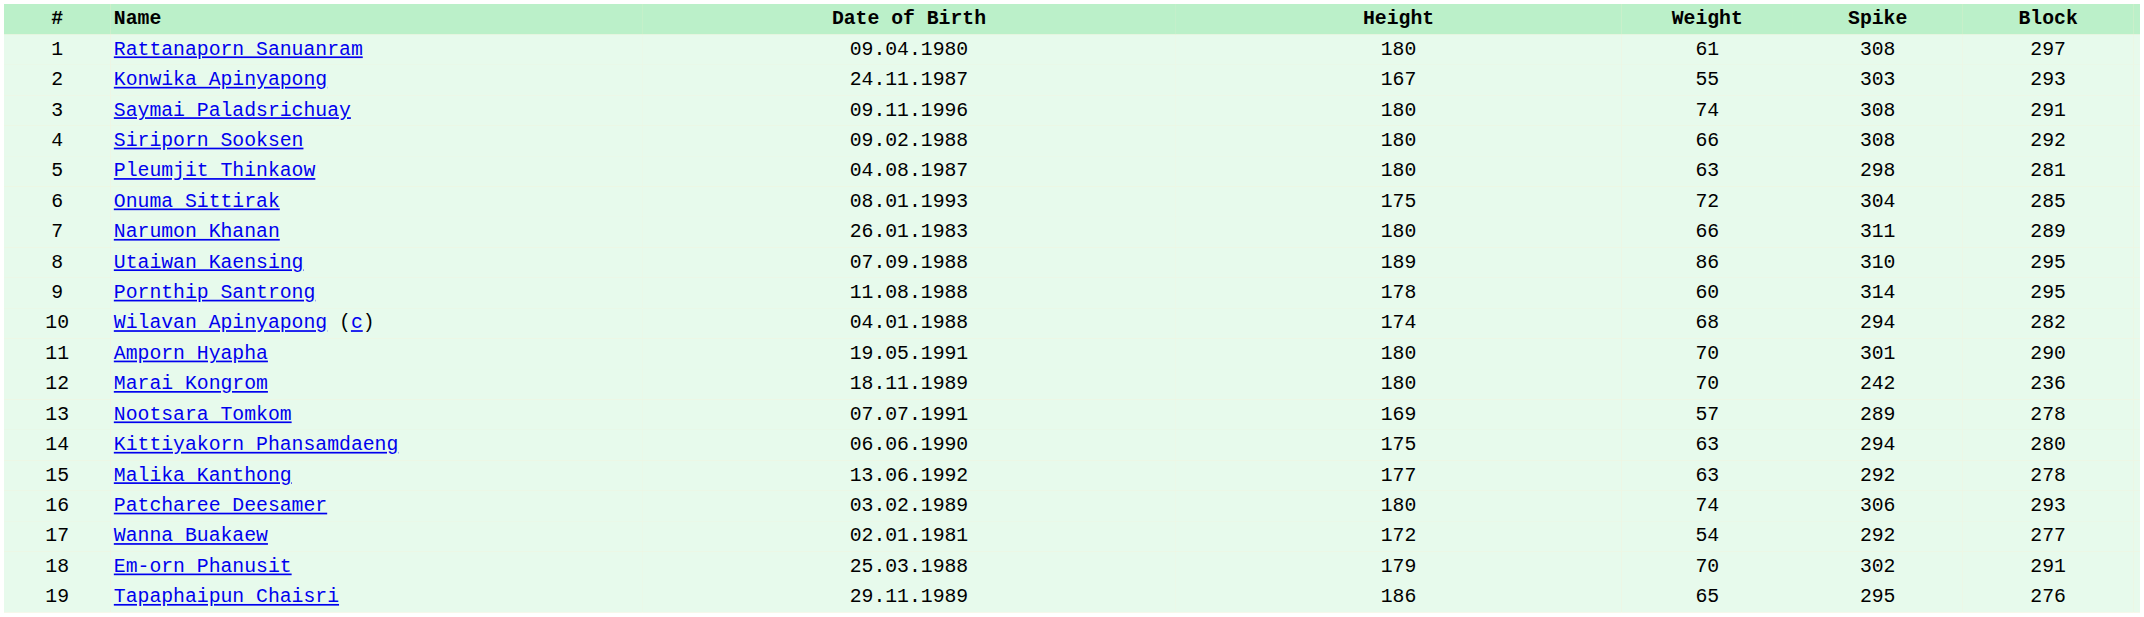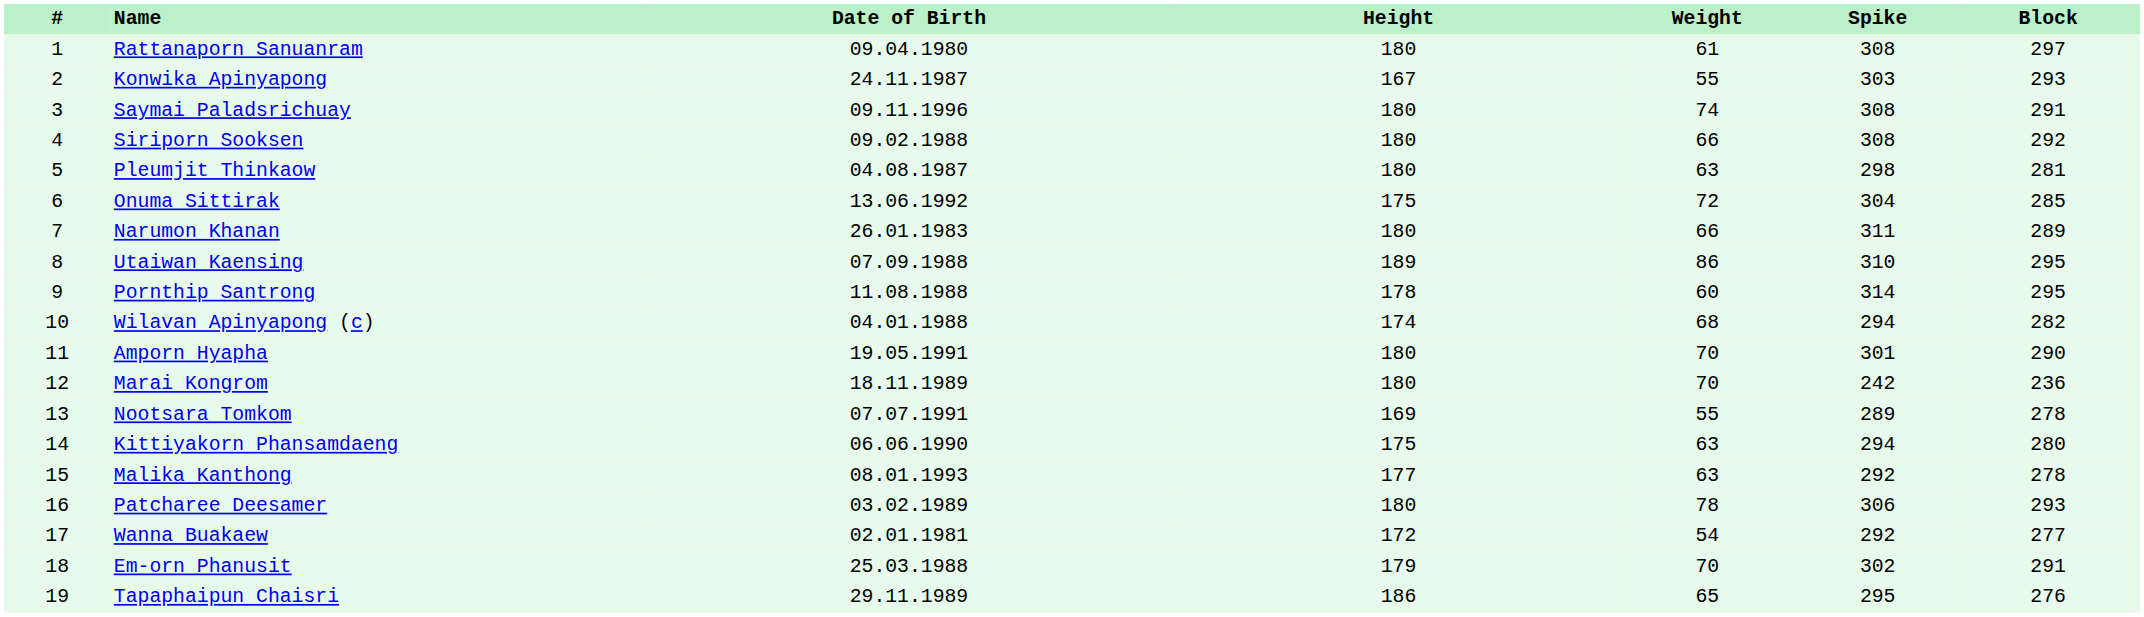(909, 202) 08.01.1993 -> (909, 202) 13.06.1992
(1707, 415) 57 -> (1707, 415) 55
(909, 476) 13.06.1992 -> (909, 476) 08.01.1993
(1707, 506) 74 -> (1707, 506) 78
